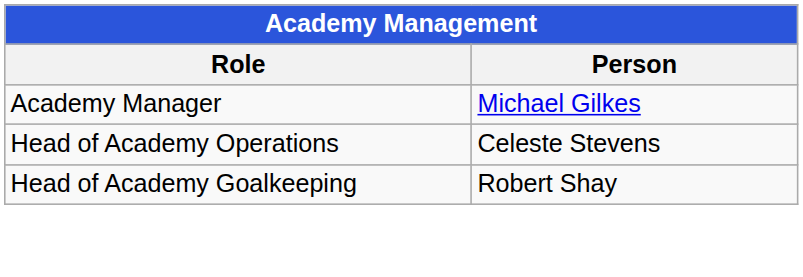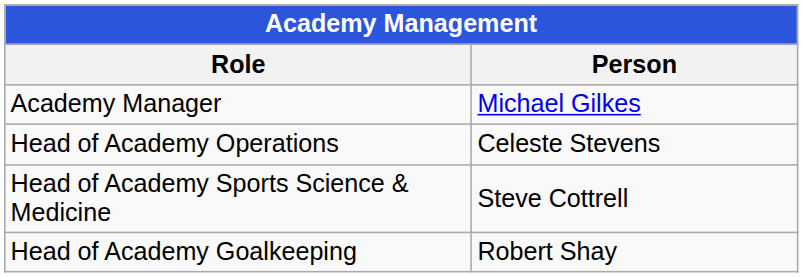+ row: (210, 197)
